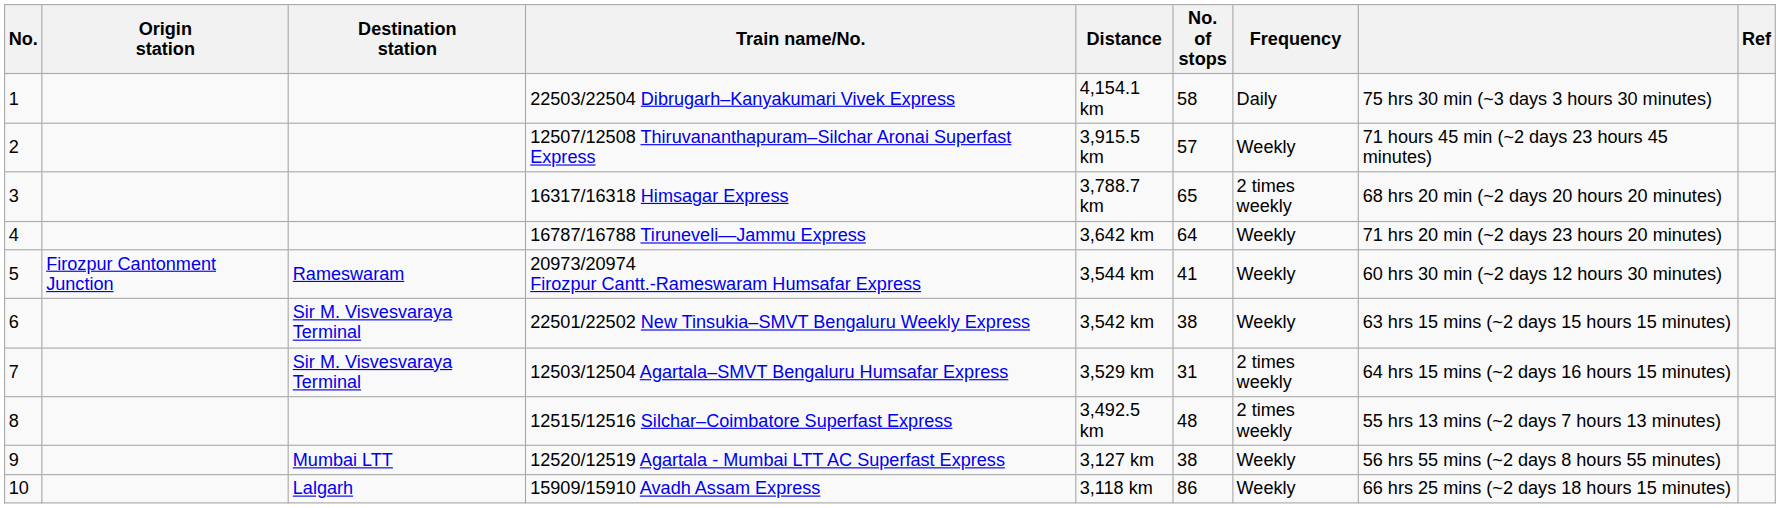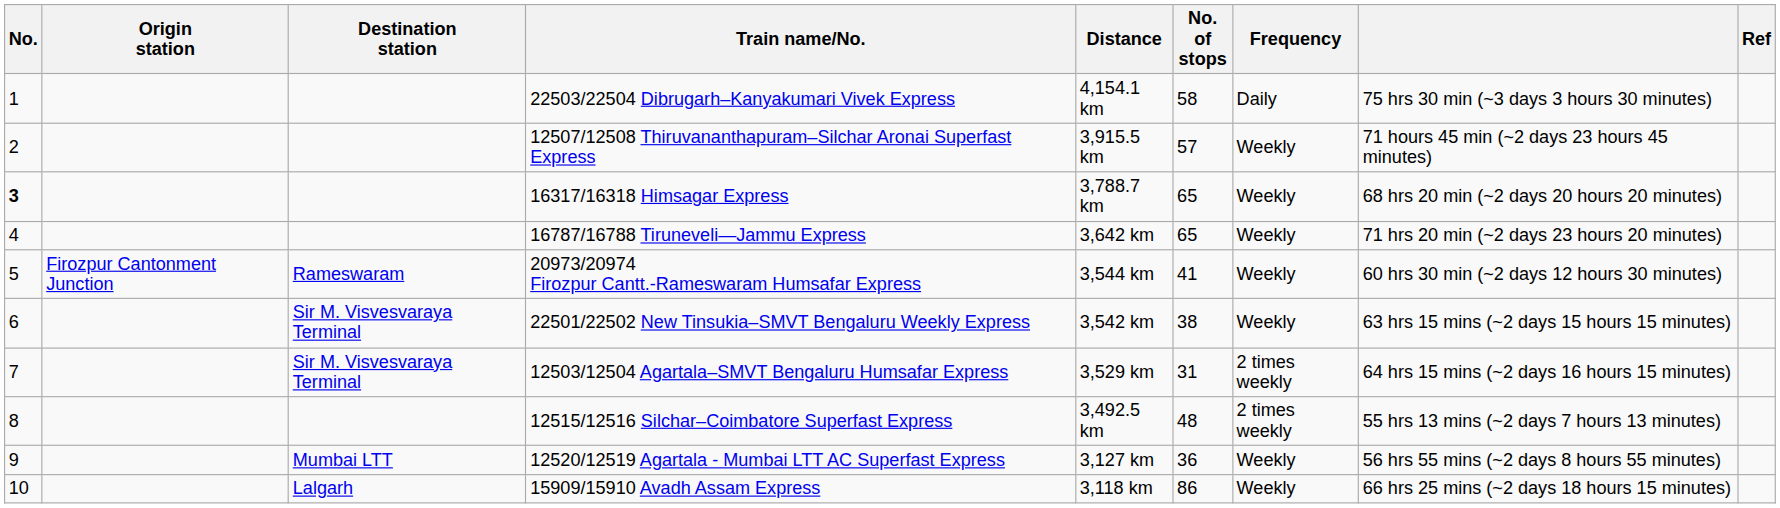(14, 196) normal -> (14, 196) bold
(1266, 196) 2 times weekly -> (1266, 196) Weekly
(1187, 235) 64 -> (1187, 235) 65
(1187, 459) 38 -> (1187, 459) 36
